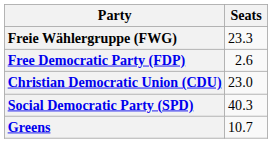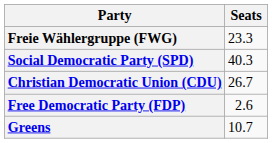rows swapped: (101, 104) <-> (96, 60)
(240, 82) 23.0 -> (240, 82) 26.7
